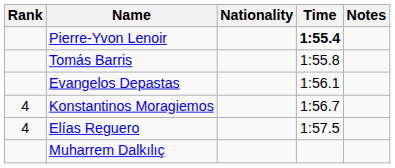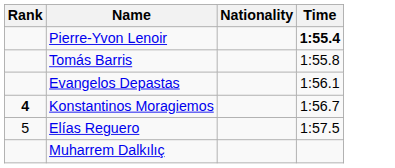- column: (366, 15)
(25, 106) normal -> (25, 106) bold
(25, 128) 4 -> (25, 128) 5
